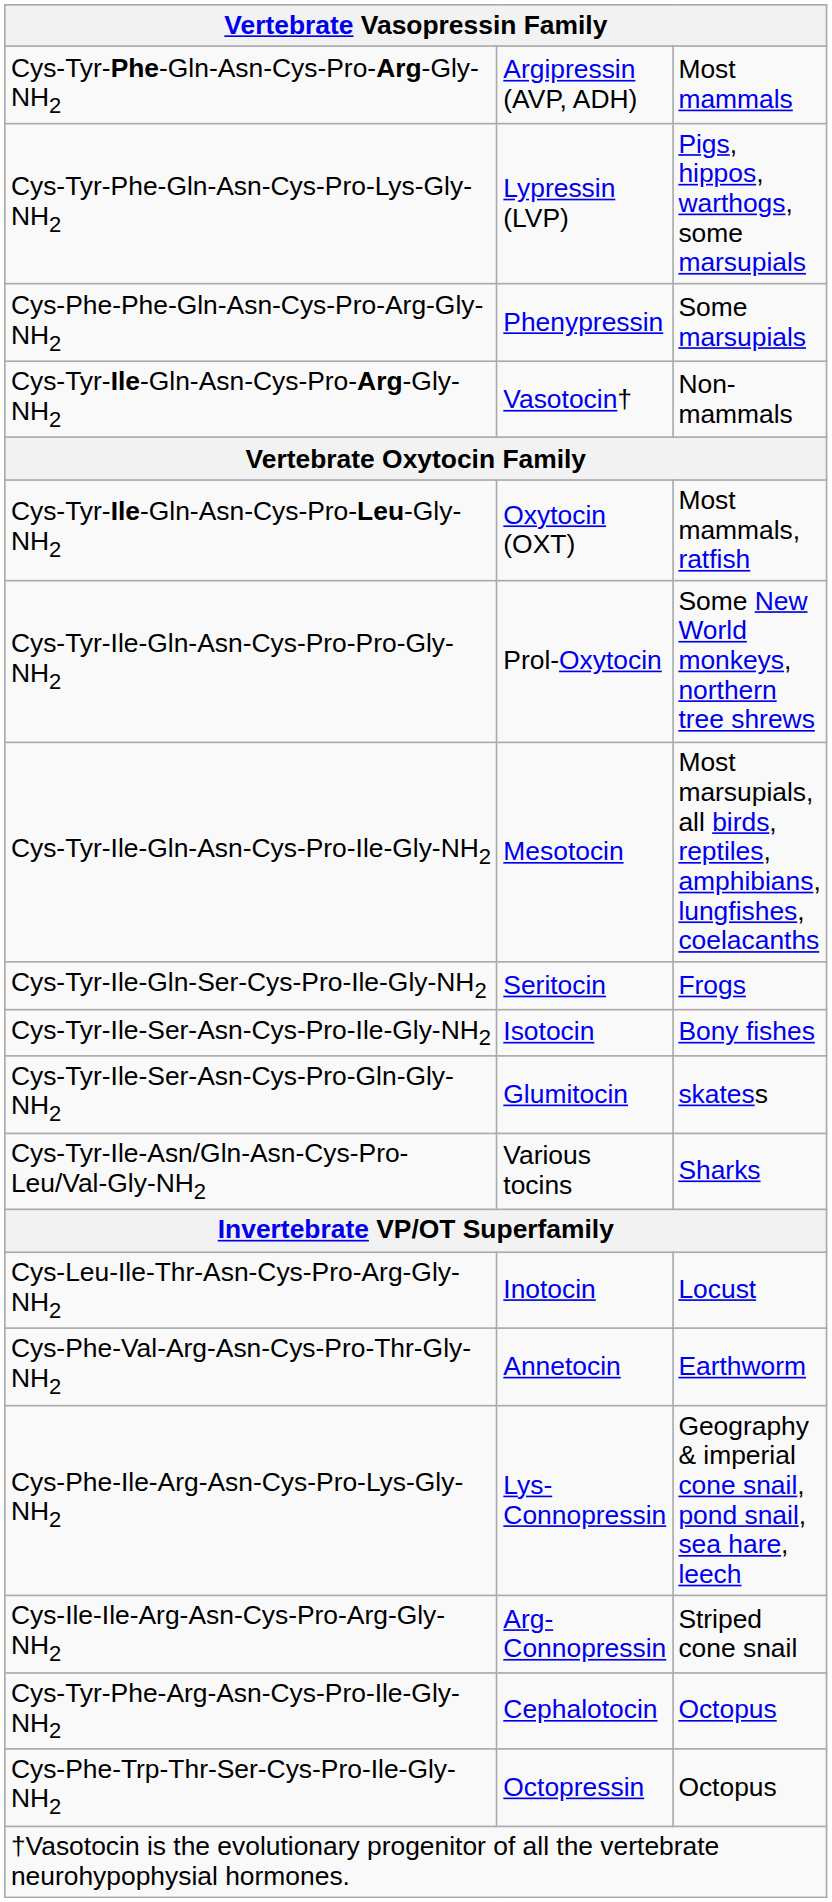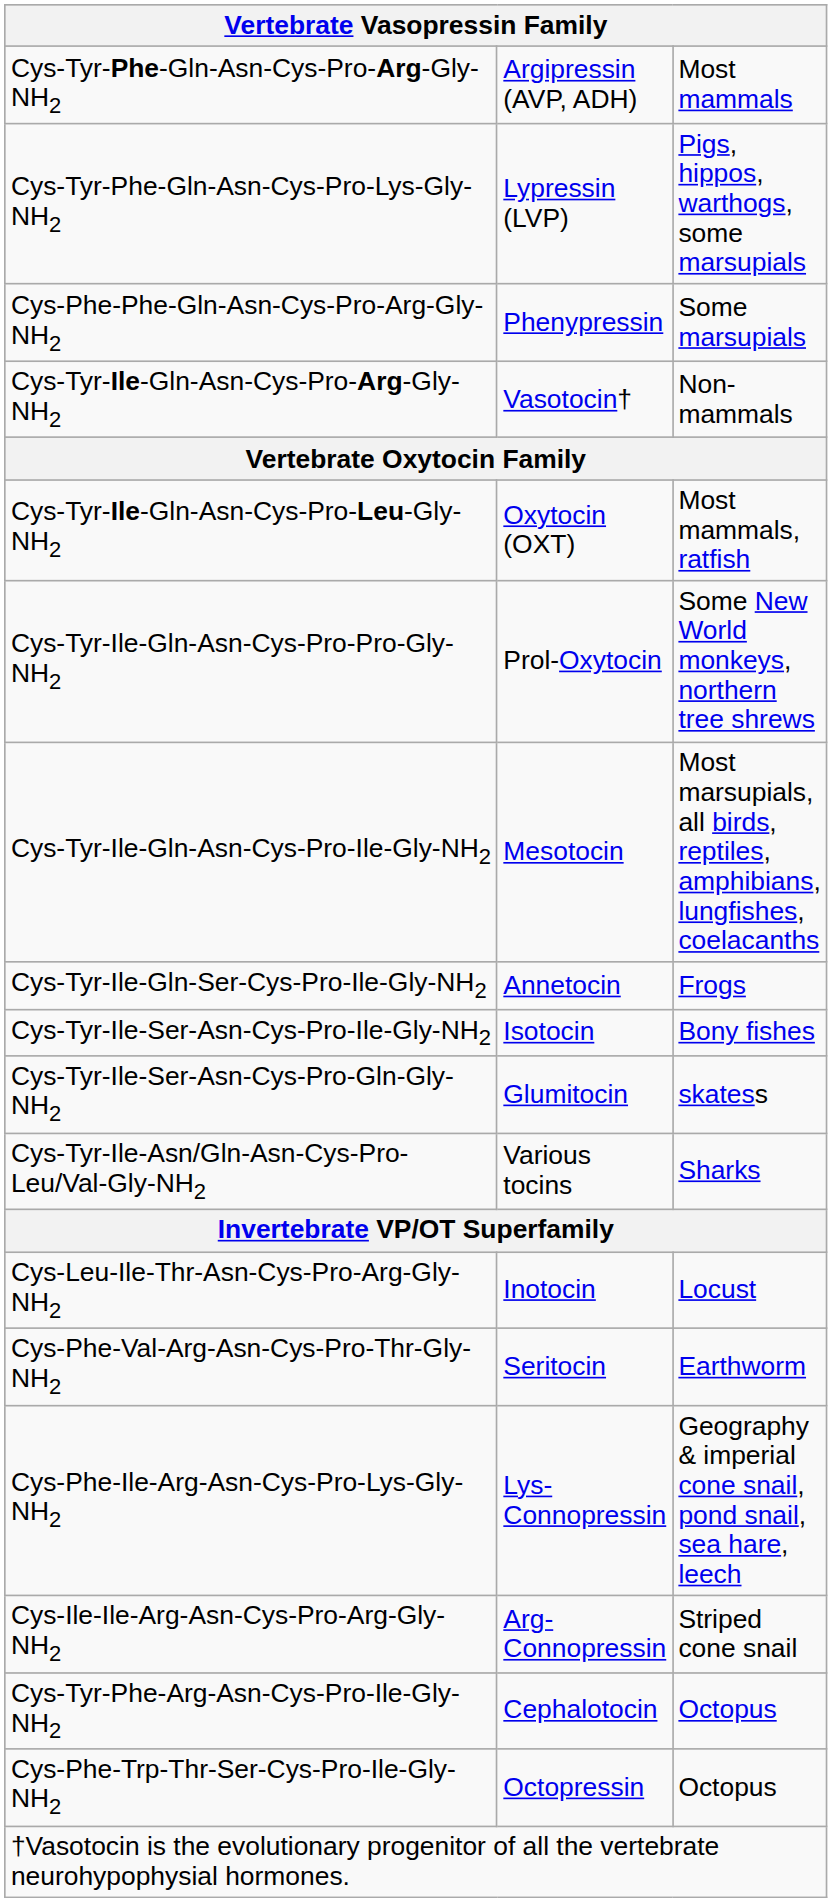(555, 984) Seritocin -> (562, 984) Annetocin
(562, 1366) Annetocin -> (555, 1366) Seritocin
